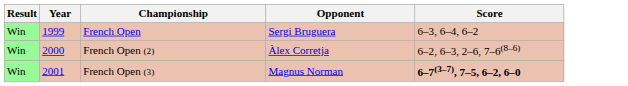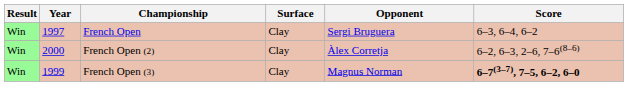+ column: (295, 13)
(53, 31) 1999 -> (53, 31) 1997
(53, 71) 2001 -> (53, 71) 1999
